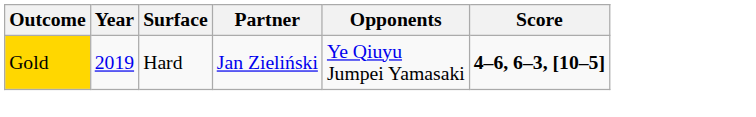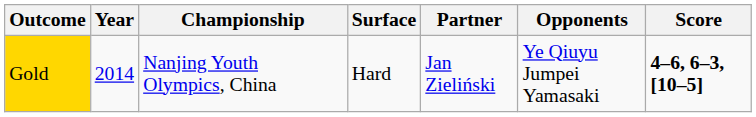+ column: (243, 20)
(114, 62) 2019 -> (114, 73) 2014
